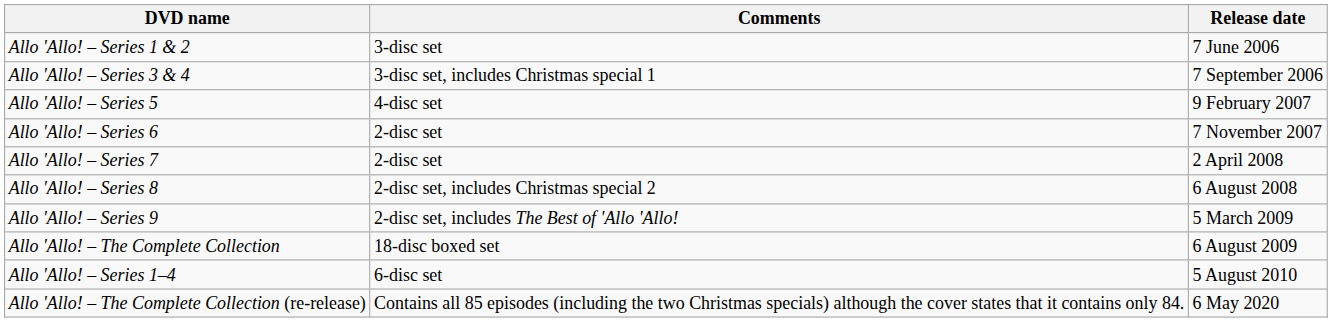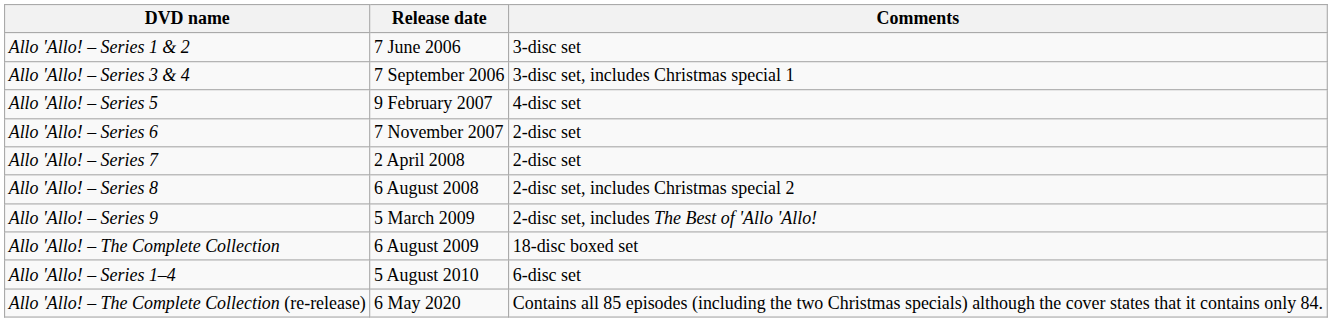columns swapped: (1258, 18) <-> (779, 18)
